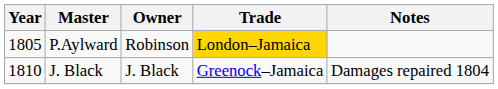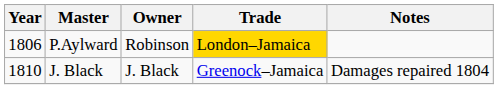(25, 44) 1805 -> (25, 44) 1806
